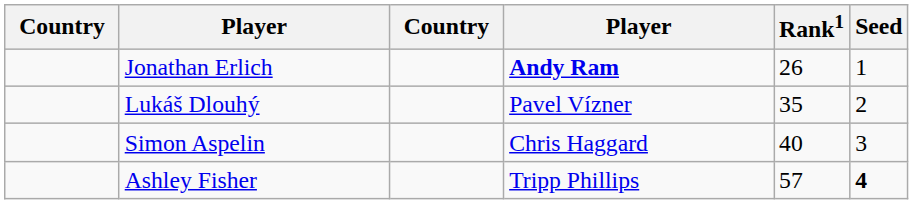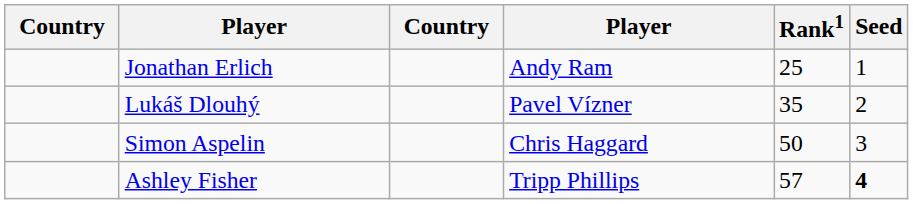(564, 67) bold -> (561, 67) normal
(791, 67) 26 -> (791, 67) 25
(791, 142) 40 -> (791, 142) 50
